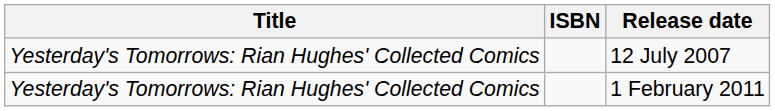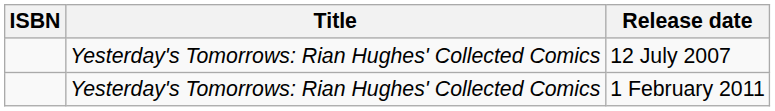columns swapped: (275, 21) <-> (575, 21)
